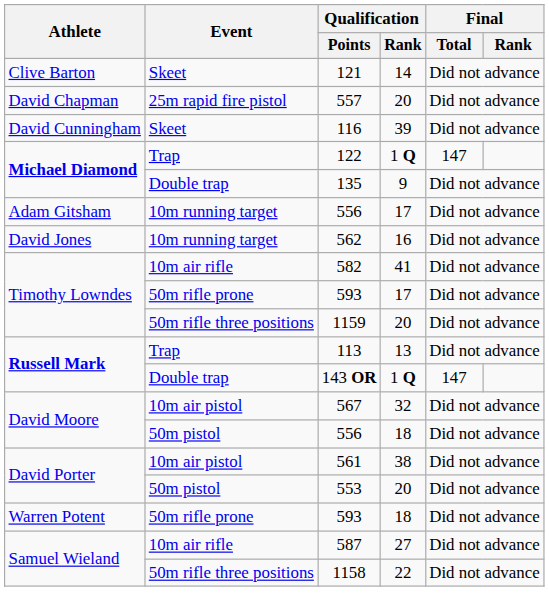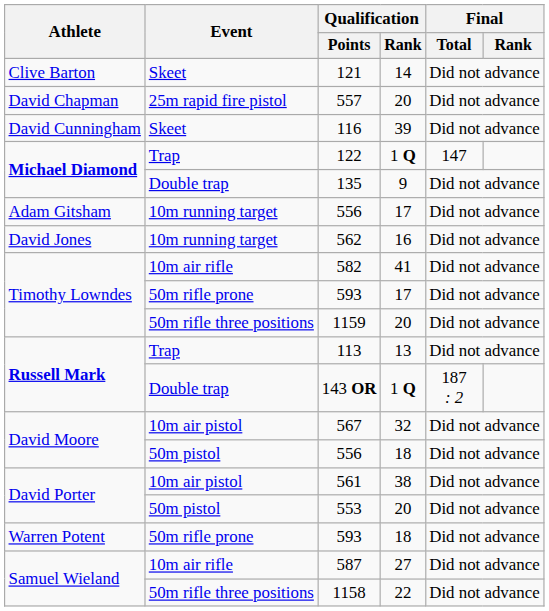(454, 378) 147 -> (454, 388) 187 : 2
